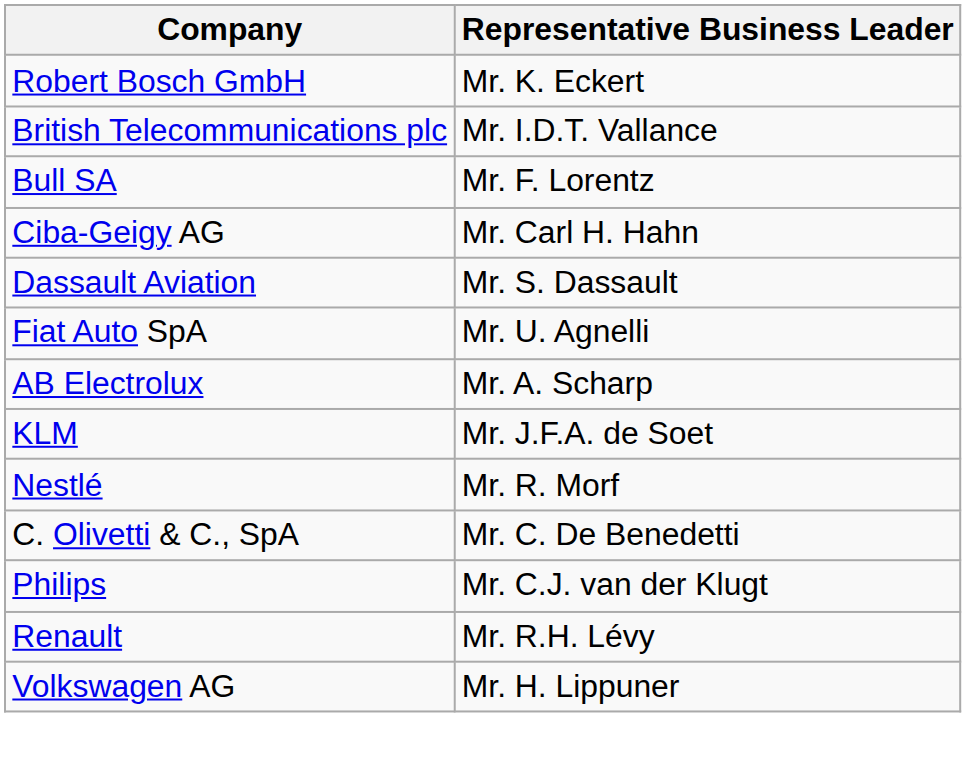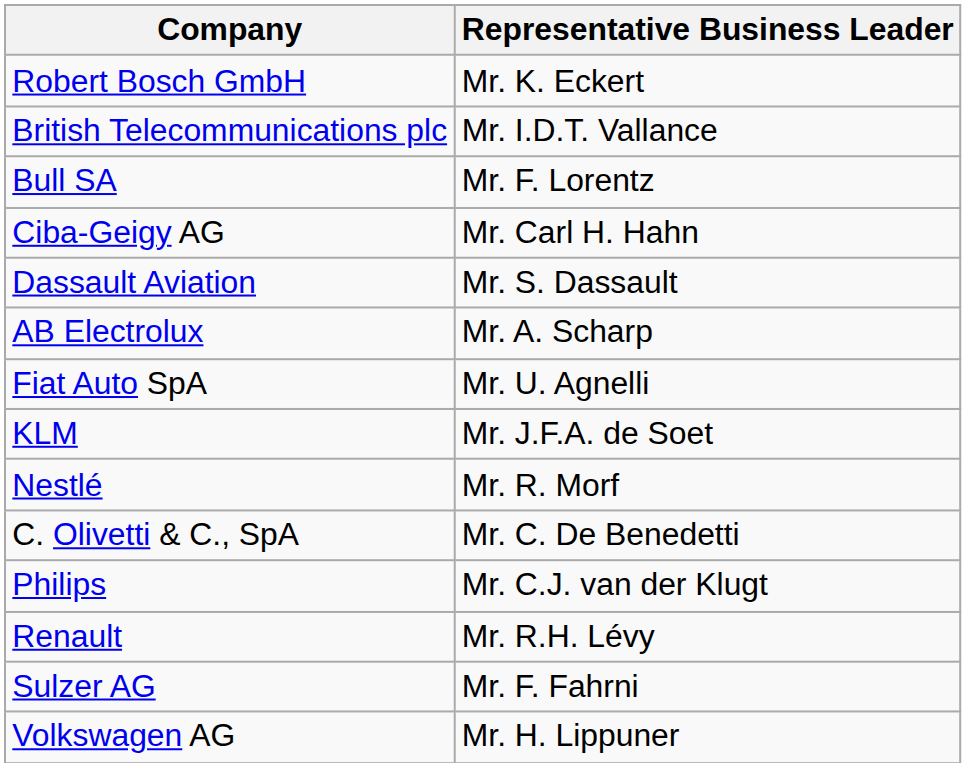rows swapped: (108, 383) <-> (110, 332)
+ row: (84, 686)
